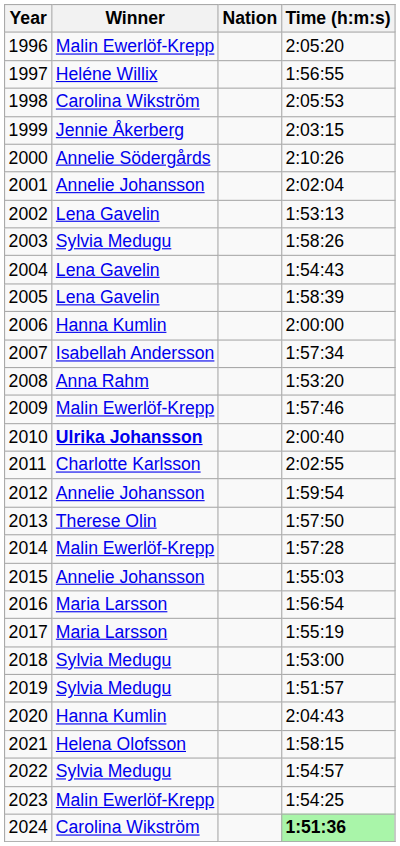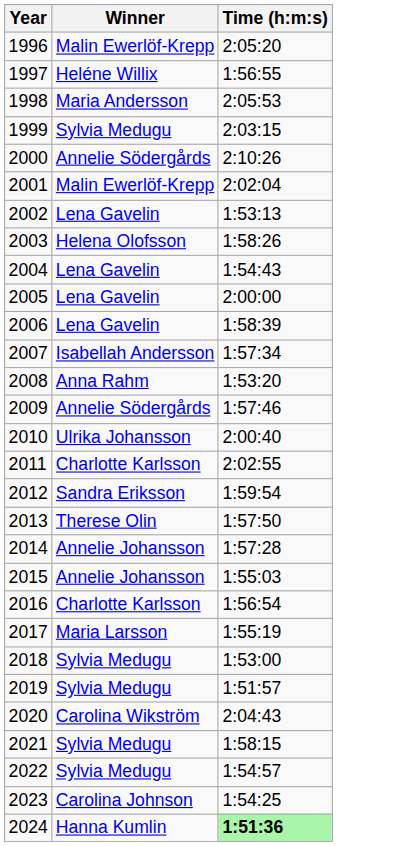- column: (250, 18)
(128, 102) Carolina Wikström -> (122, 102) Maria Andersson
(120, 130) Jennie Åkerberg -> (114, 130) Sylvia Medugu
(130, 185) Annelie Johansson -> (135, 185) Malin Ewerlöf-Krepp
(114, 241) Sylvia Medugu -> (121, 241) Helena Olofsson
(315, 297) 1:58:39 -> (252, 297) 2:00:00
(111, 325) Hanna Kumlin -> (108, 325) Lena Gavelin
(315, 325) 2:00:00 -> (252, 325) 1:58:39
(135, 409) Malin Ewerlöf-Krepp -> (133, 409) Annelie Södergårds
(129, 437) bold -> (123, 437) normal
(130, 492) Annelie Johansson -> (120, 492) Sandra Eriksson
(135, 548) Malin Ewerlöf-Krepp -> (130, 548) Annelie Johansson
(112, 604) Maria Larsson -> (128, 604) Charlotte Karlsson
(111, 716) Hanna Kumlin -> (128, 716) Carolina Wikström
(121, 744) Helena Olofsson -> (114, 744) Sylvia Medugu
(135, 800) Malin Ewerlöf-Krepp -> (124, 800) Carolina Johnson
(128, 827) Carolina Wikström -> (111, 827) Hanna Kumlin
